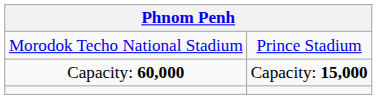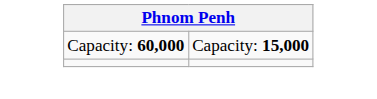- row: (126, 45)
